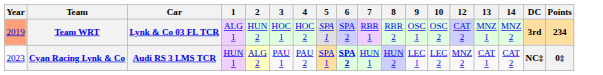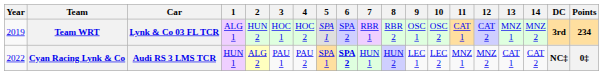+ column: (462, 11)
(16, 32) lightsalmon background -> (16, 32) no background
(16, 57) 2023 -> (16, 57) 2022
